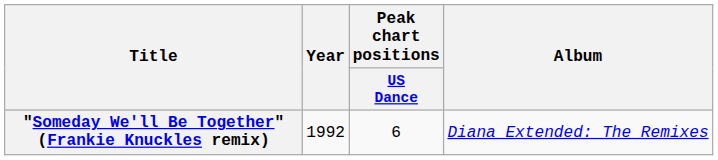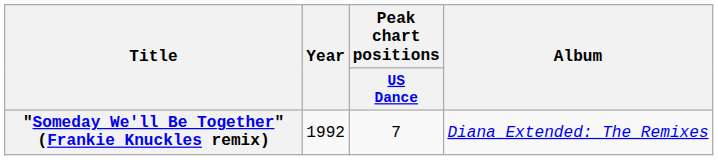(396, 132) 6 -> (396, 132) 7
